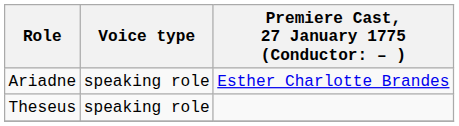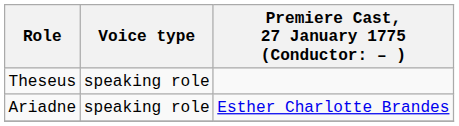rows swapped: (42, 81) <-> (42, 108)
